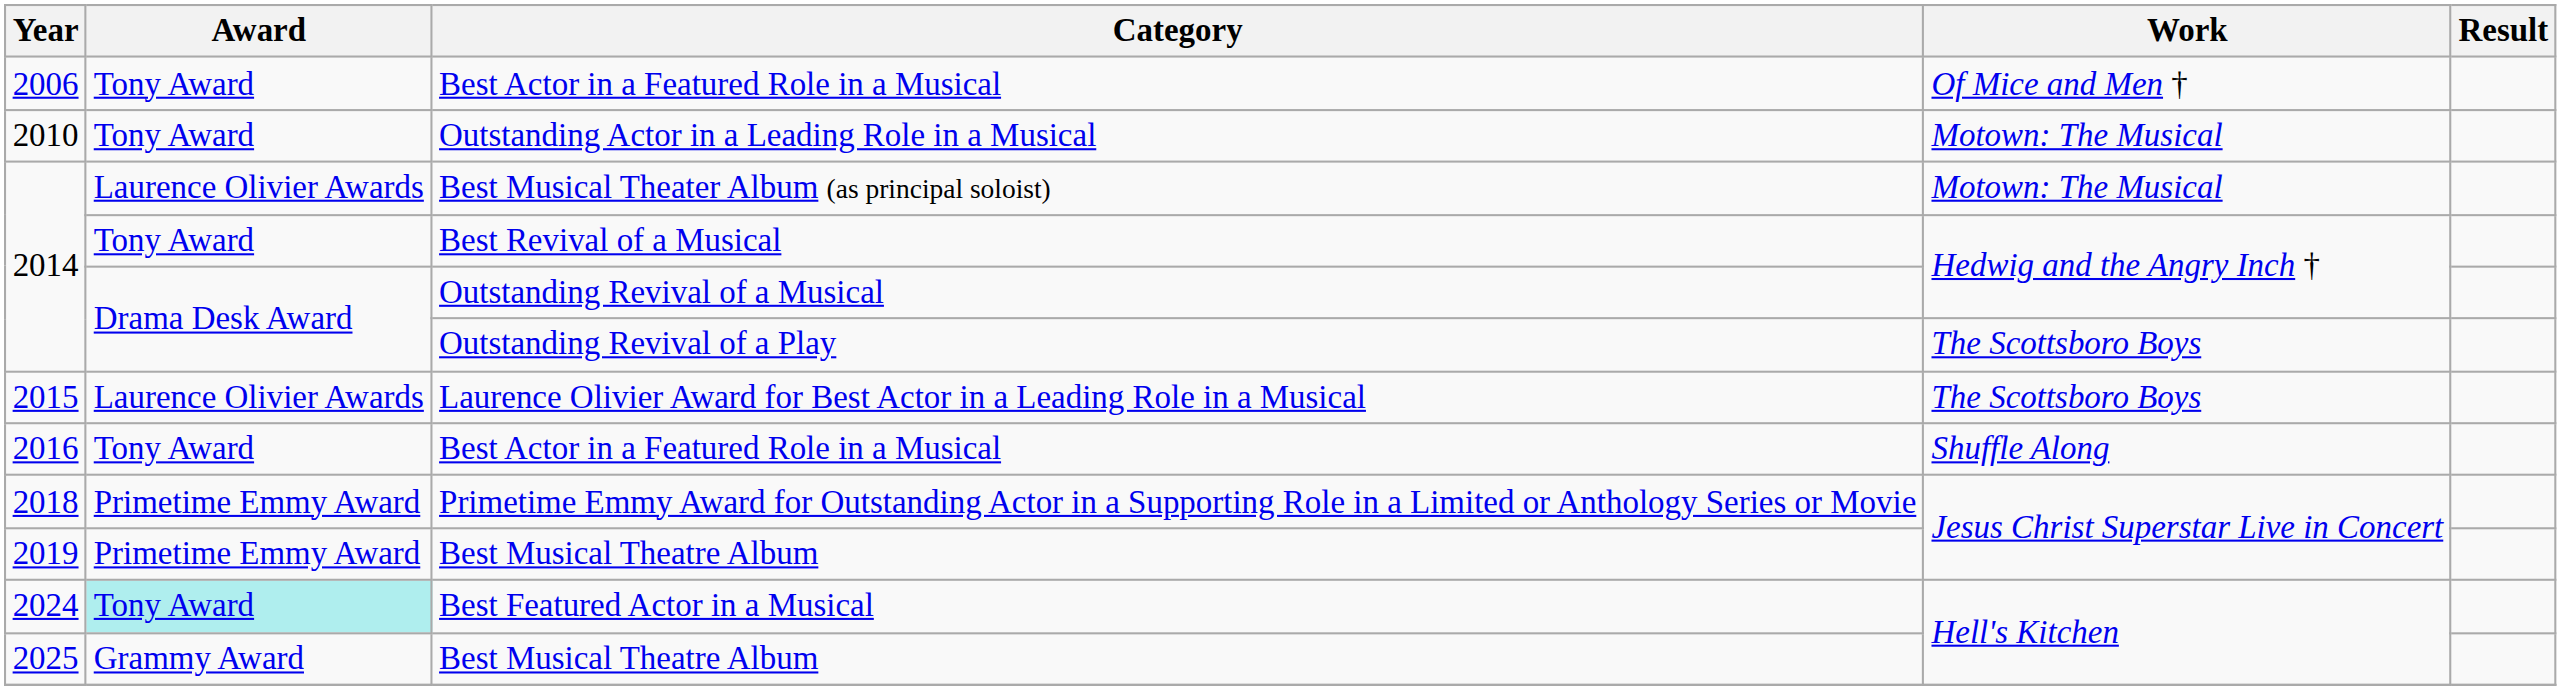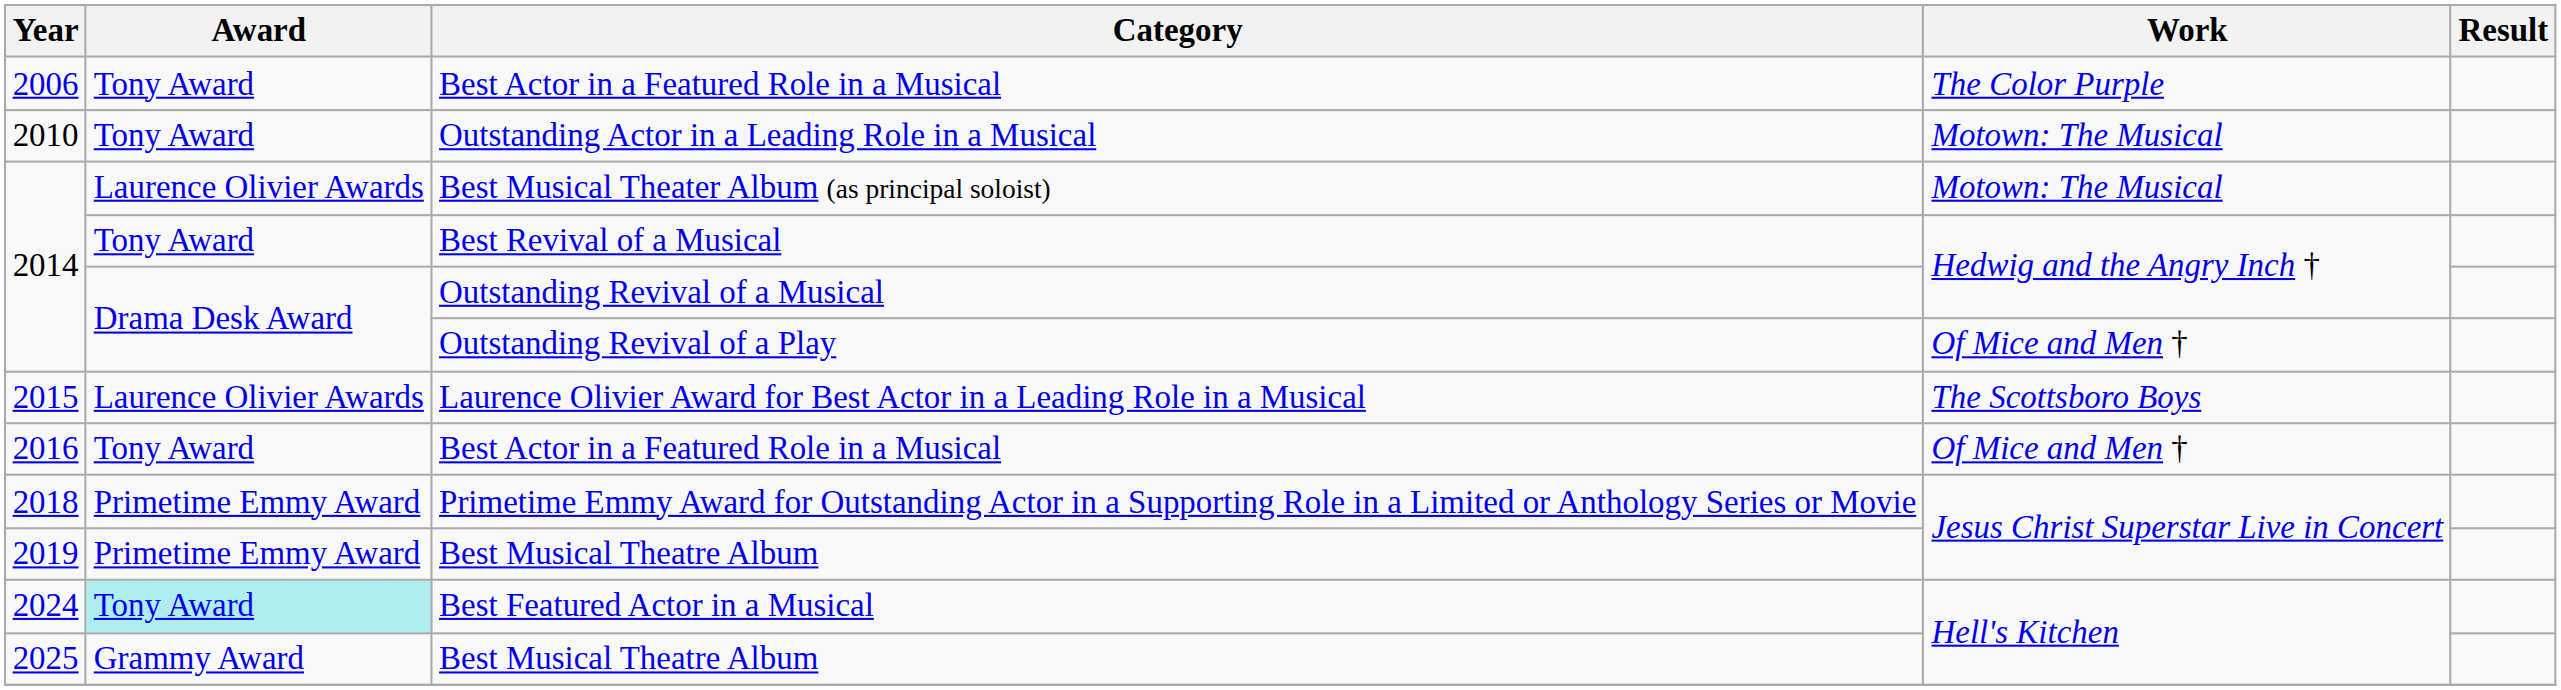(2060, 82) Of Mice and Men † -> (2048, 82) The Color Purple
(2066, 344) The Scottsboro Boys -> (2060, 344) Of Mice and Men †
(2020, 448) Shuffle Along -> (2060, 448) Of Mice and Men †
